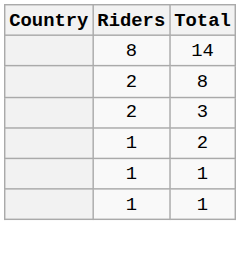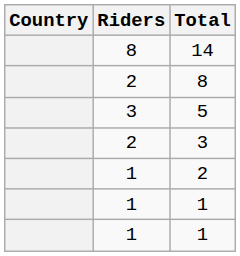+ row: (131, 112)
